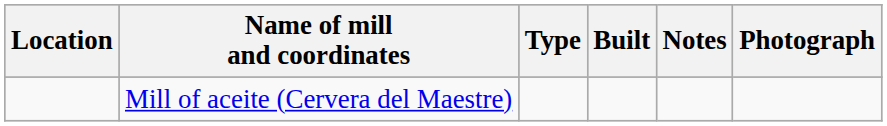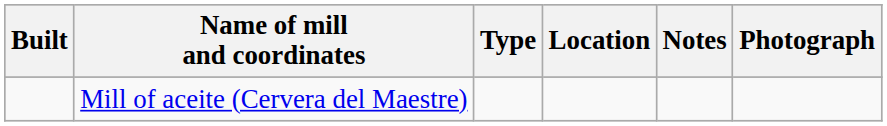columns swapped: (62, 40) <-> (622, 40)
